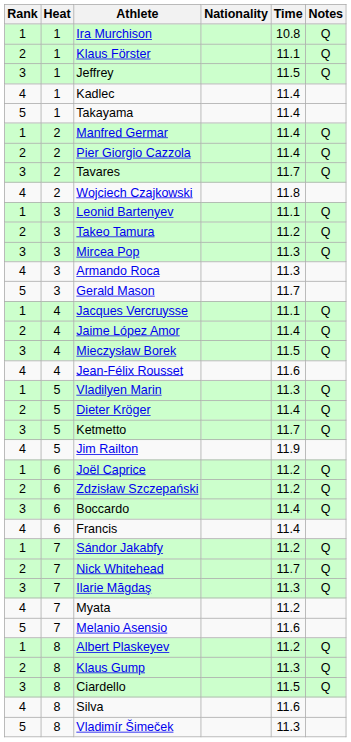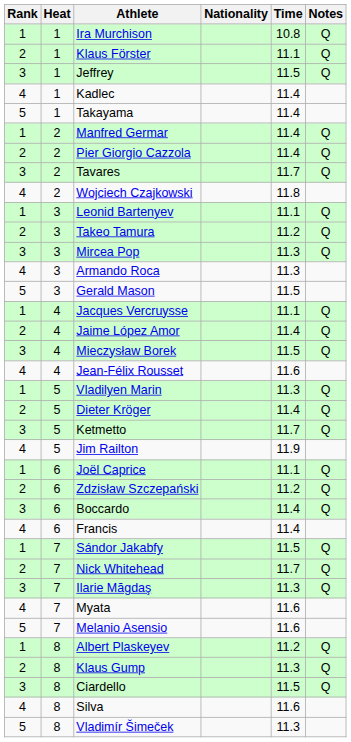(288, 291) 11.7 -> (288, 291) 11.5
(288, 469) 11.2 -> (288, 469) 11.1
(288, 548) 11.2 -> (288, 548) 11.5
(288, 608) 11.2 -> (288, 608) 11.6
